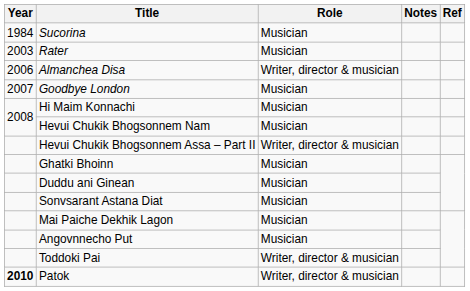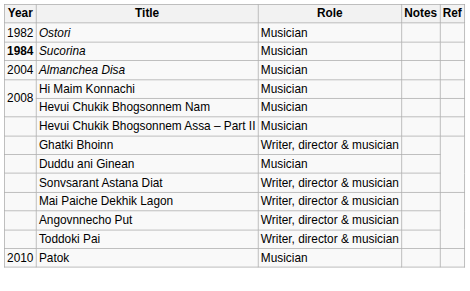+ row: (55, 32)
(20, 32) normal -> (20, 51) bold
- row: (53, 51)
(20, 70) 2006 -> (20, 70) 2004
(330, 70) Writer, director & musician -> (284, 70) Musician
- row: (84, 88)
(330, 145) Writer, director & musician -> (284, 126) Musician
(284, 164) Musician -> (330, 145) Writer, director & musician
(284, 201) Musician -> (330, 182) Writer, director & musician
(284, 220) Musician -> (330, 201) Writer, director & musician
(284, 239) Musician -> (330, 220) Writer, director & musician
(20, 276) bold -> (20, 257) normal
(330, 276) Writer, director & musician -> (284, 257) Musician
